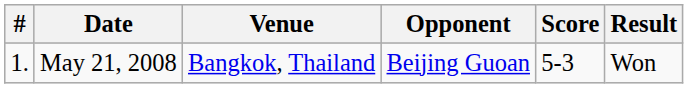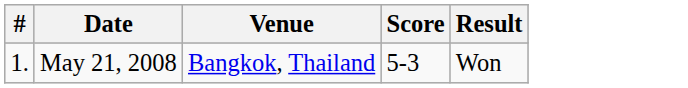- column: (458, 23)
